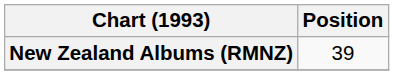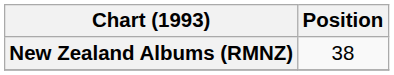(343, 53) 39 -> (343, 53) 38
